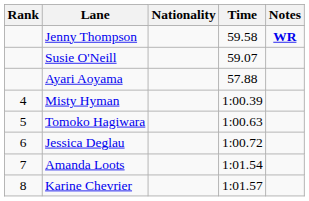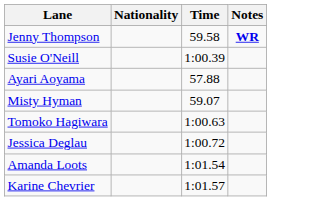- column: (23, 15)
(242, 57) 59.07 -> (205, 57) 1:00.39
(242, 100) 1:00.39 -> (205, 100) 59.07
